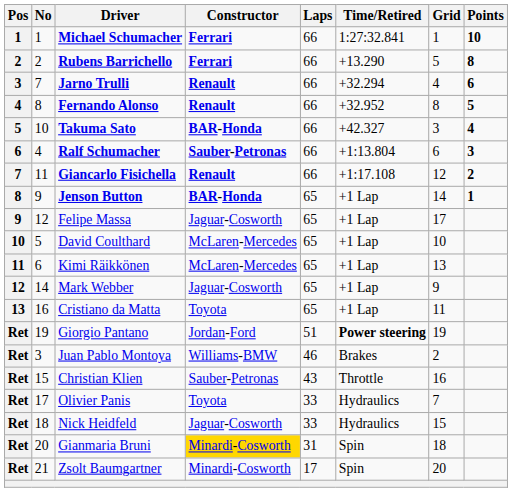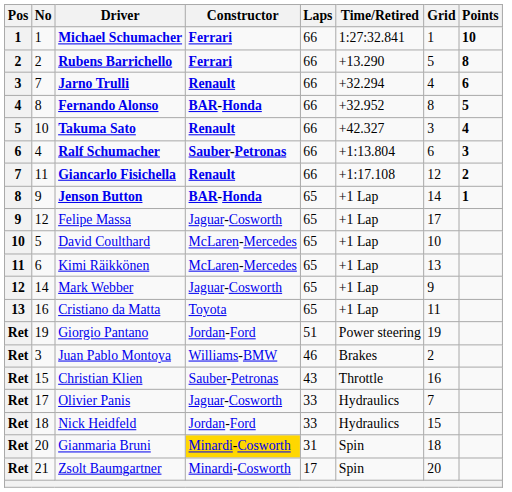(212, 106) Renault -> (225, 106) BAR-Honda
(225, 128) BAR-Honda -> (212, 128) Renault
(382, 332) bold -> (380, 332) normal
(208, 400) Toyota -> (235, 400) Jaguar-Cosworth
(235, 423) Jaguar-Cosworth -> (222, 423) Jordan-Ford
